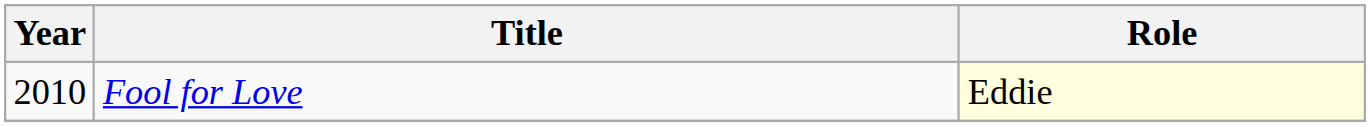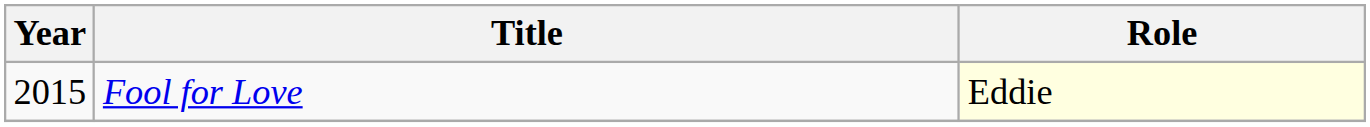(50, 90) 2010 -> (50, 90) 2015
